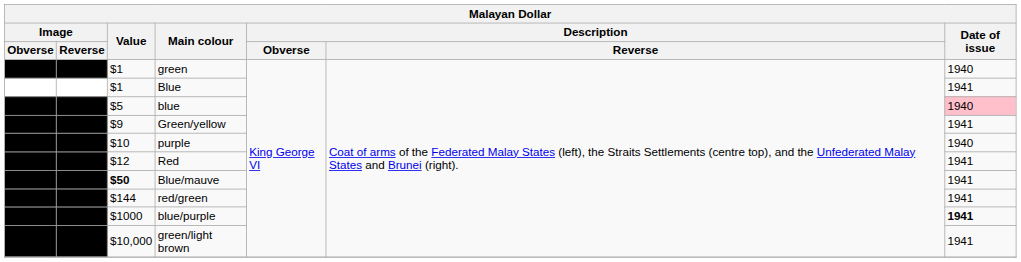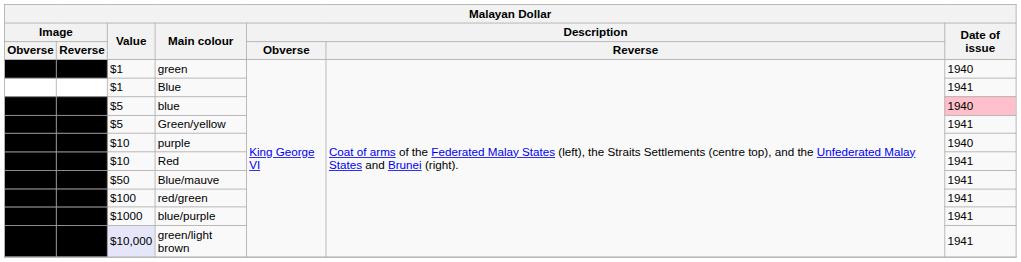(117, 125) $9 -> (117, 125) $5
(120, 161) $12 -> (120, 161) $10
(120, 180) bold -> (120, 180) normal
(123, 198) $144 -> (123, 198) $100
(960, 217) bold -> (960, 217) normal
(131, 242) no background -> (131, 242) lavender background
